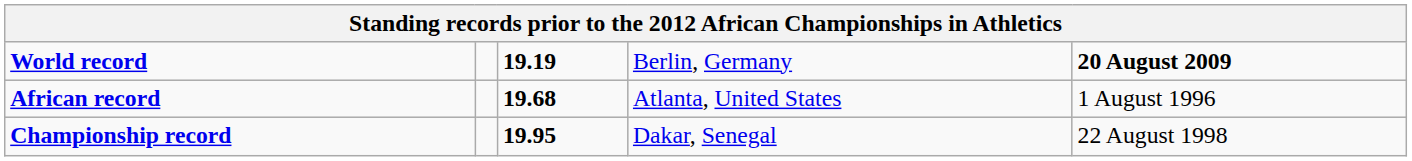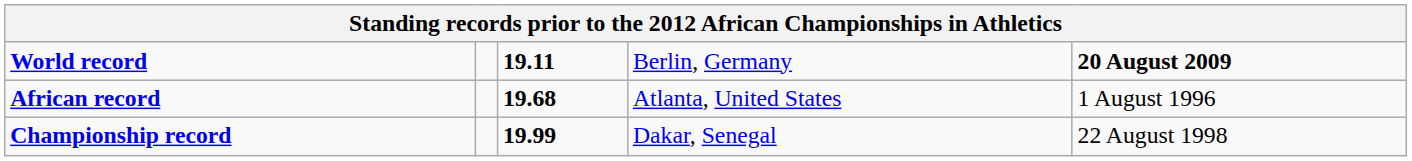(530, 60) 19.19 -> (529, 60) 19.11
(530, 135) 19.95 -> (530, 135) 19.99
